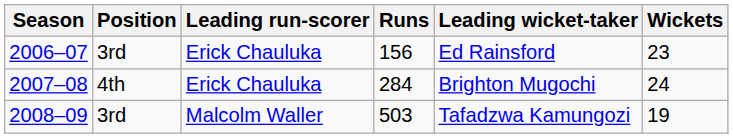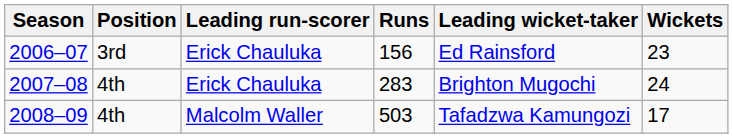(396, 84) 284 -> (396, 84) 283
(112, 116) 3rd -> (111, 116) 4th
(659, 116) 19 -> (659, 116) 17
